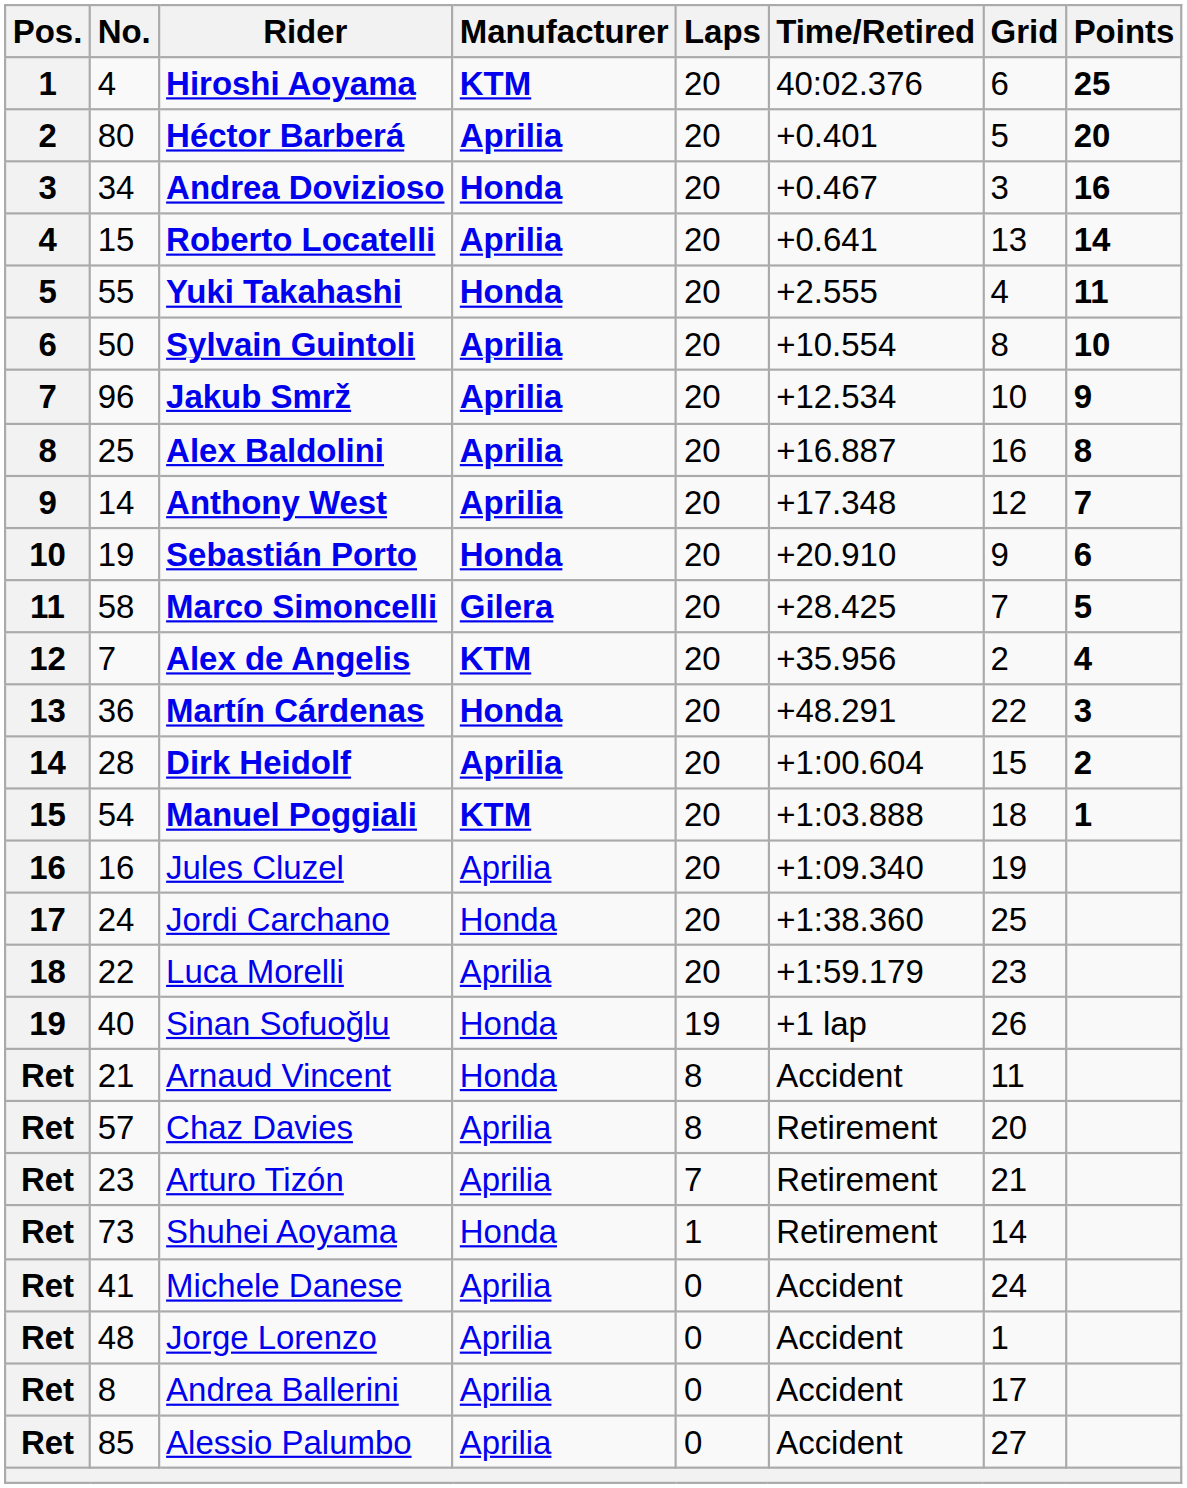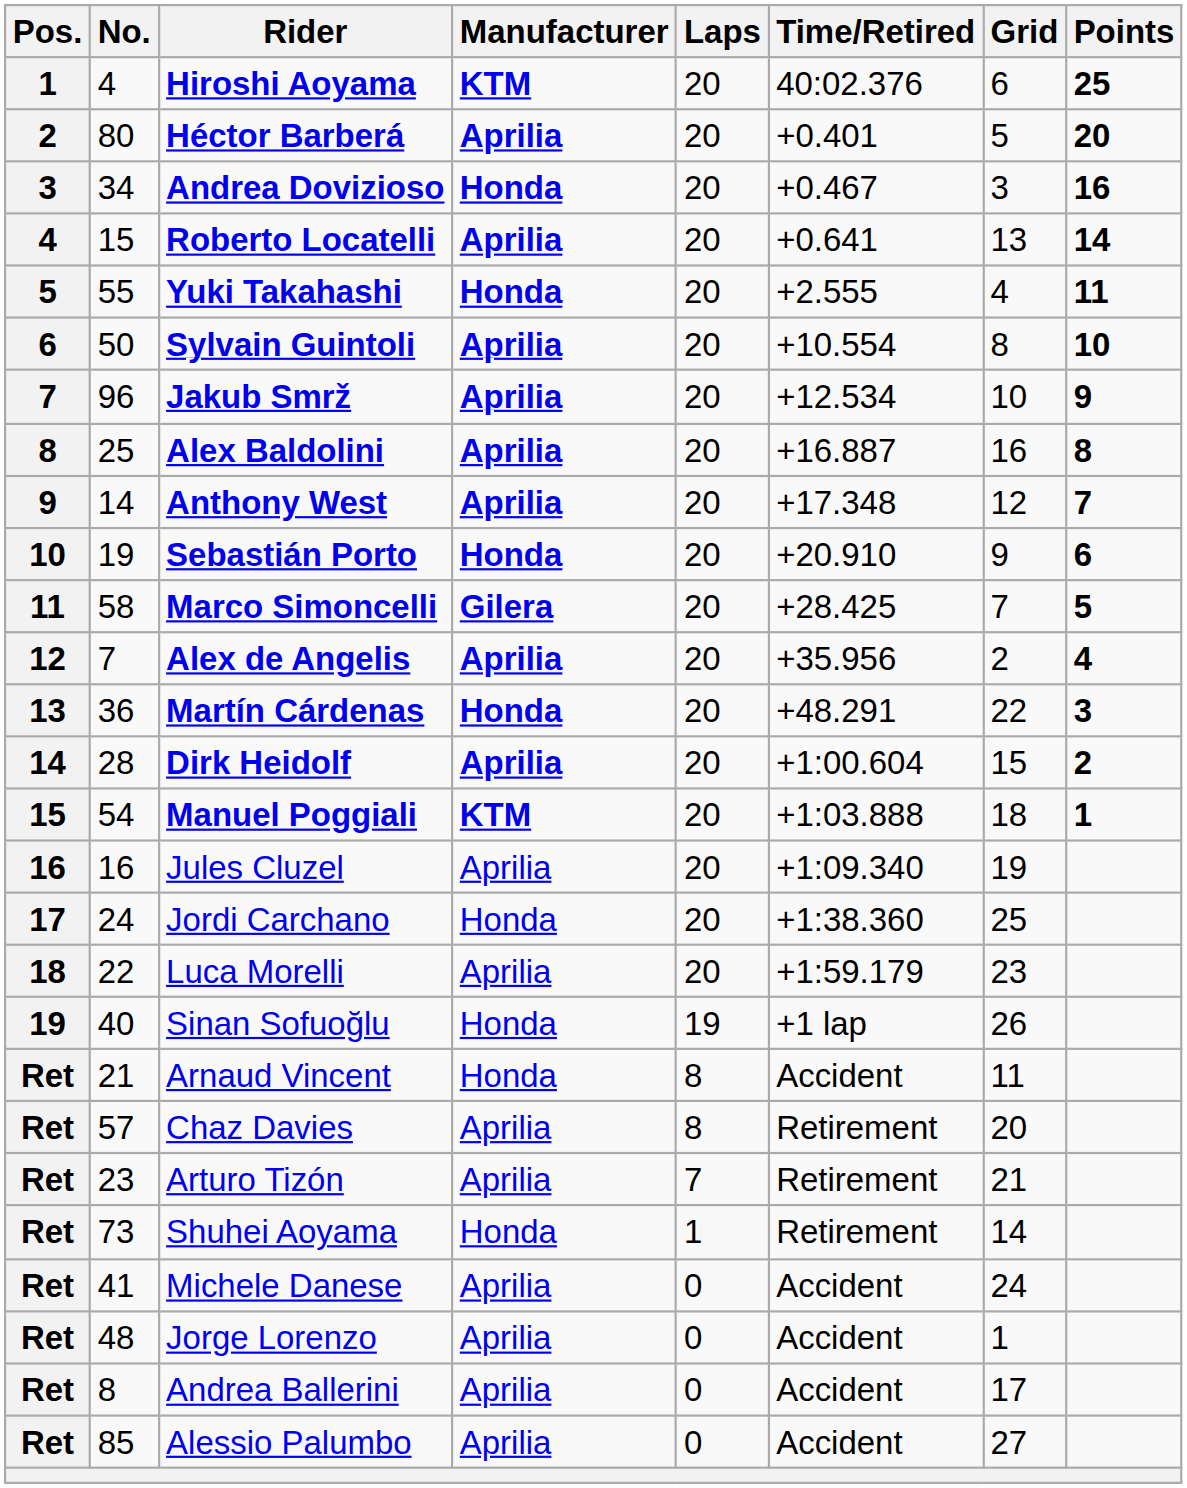(496, 658) KTM -> (511, 658) Aprilia
